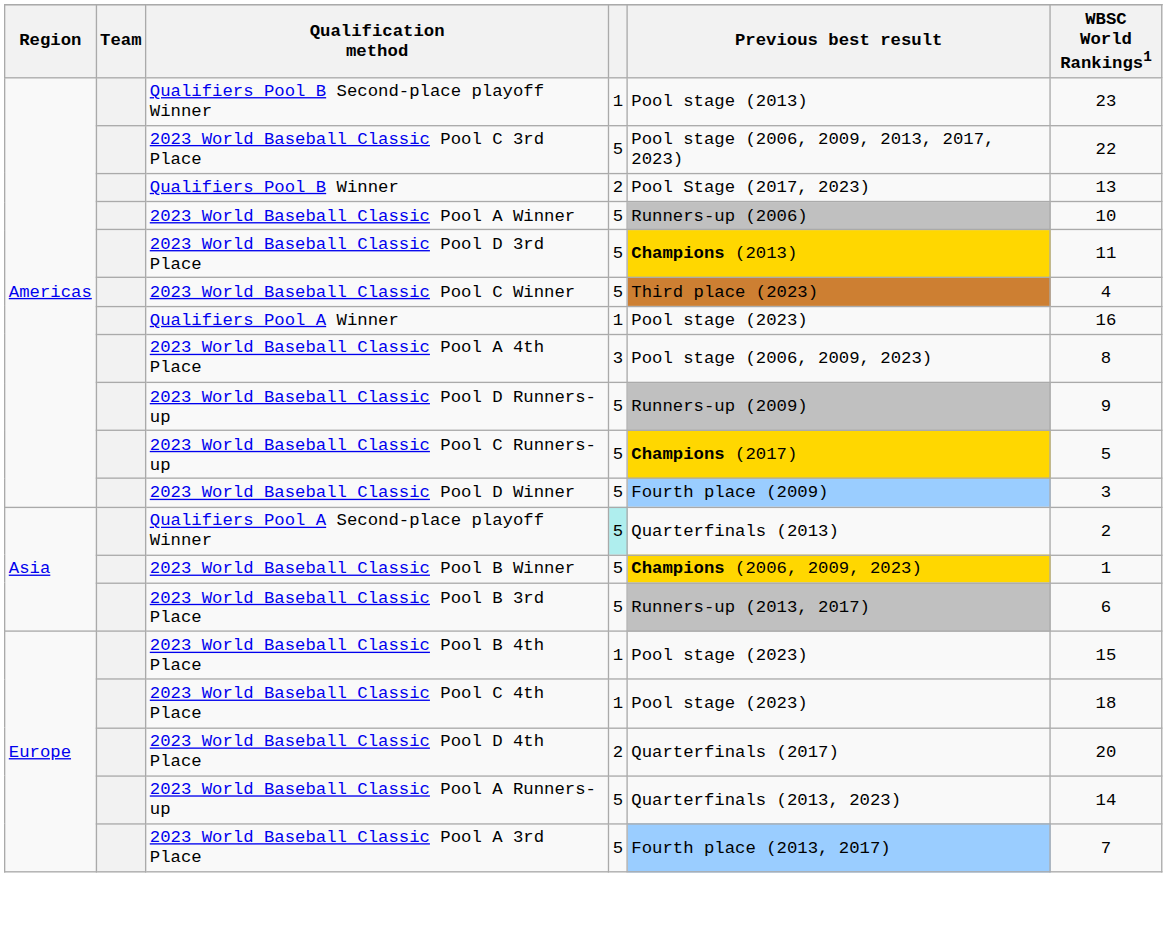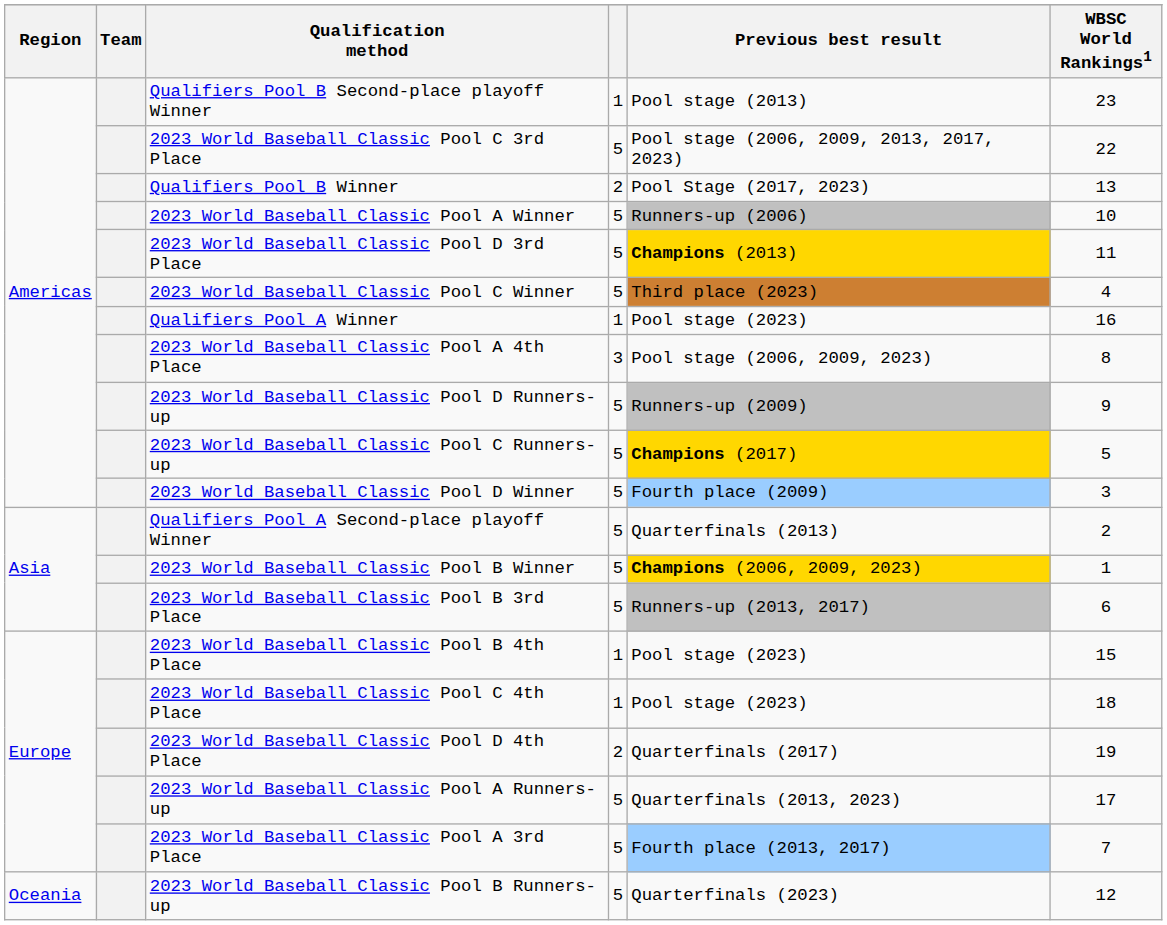(618, 531) paleturquoise background -> (618, 531) no background
(1106, 752) 20 -> (1106, 752) 19
(1106, 800) 14 -> (1106, 800) 17
+ row: (373, 896)
